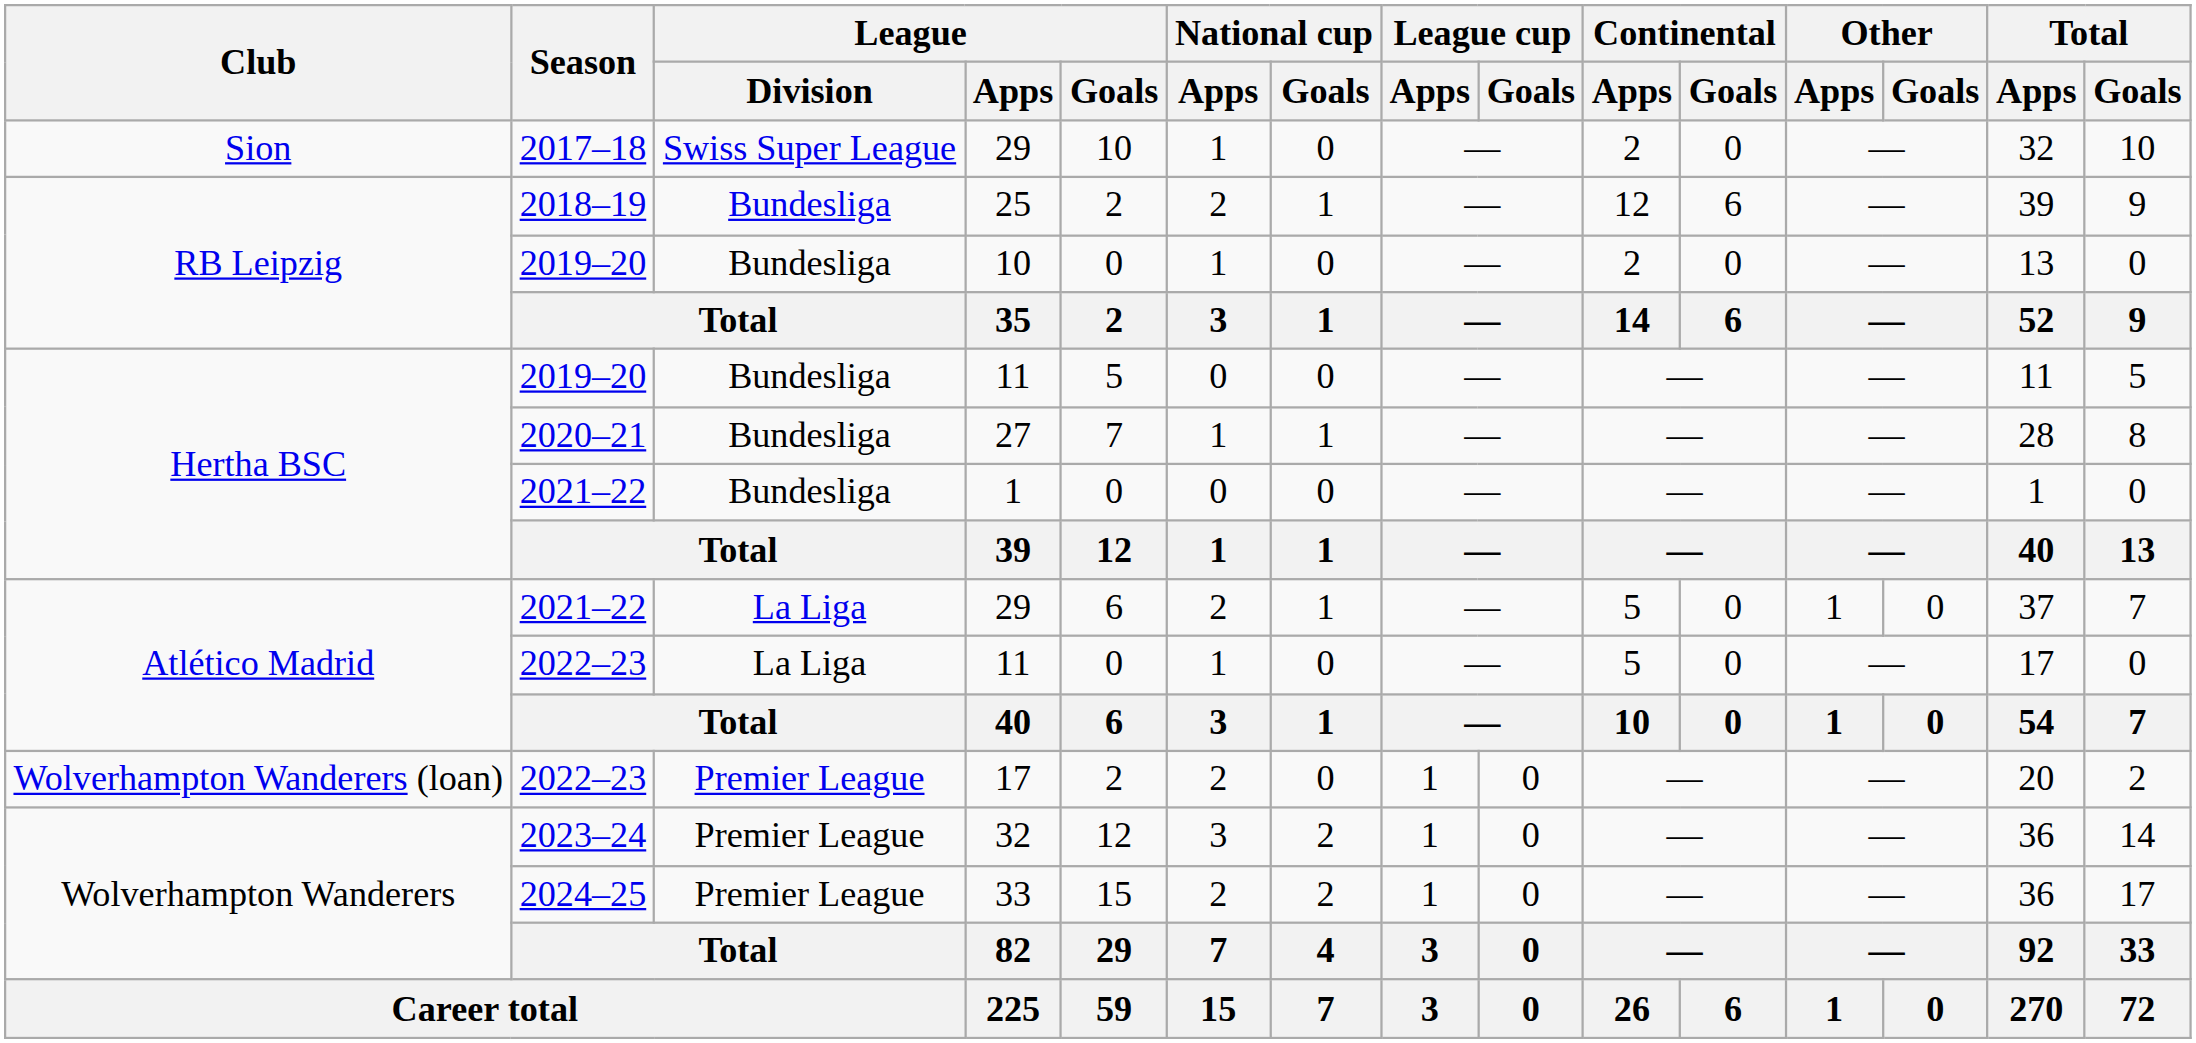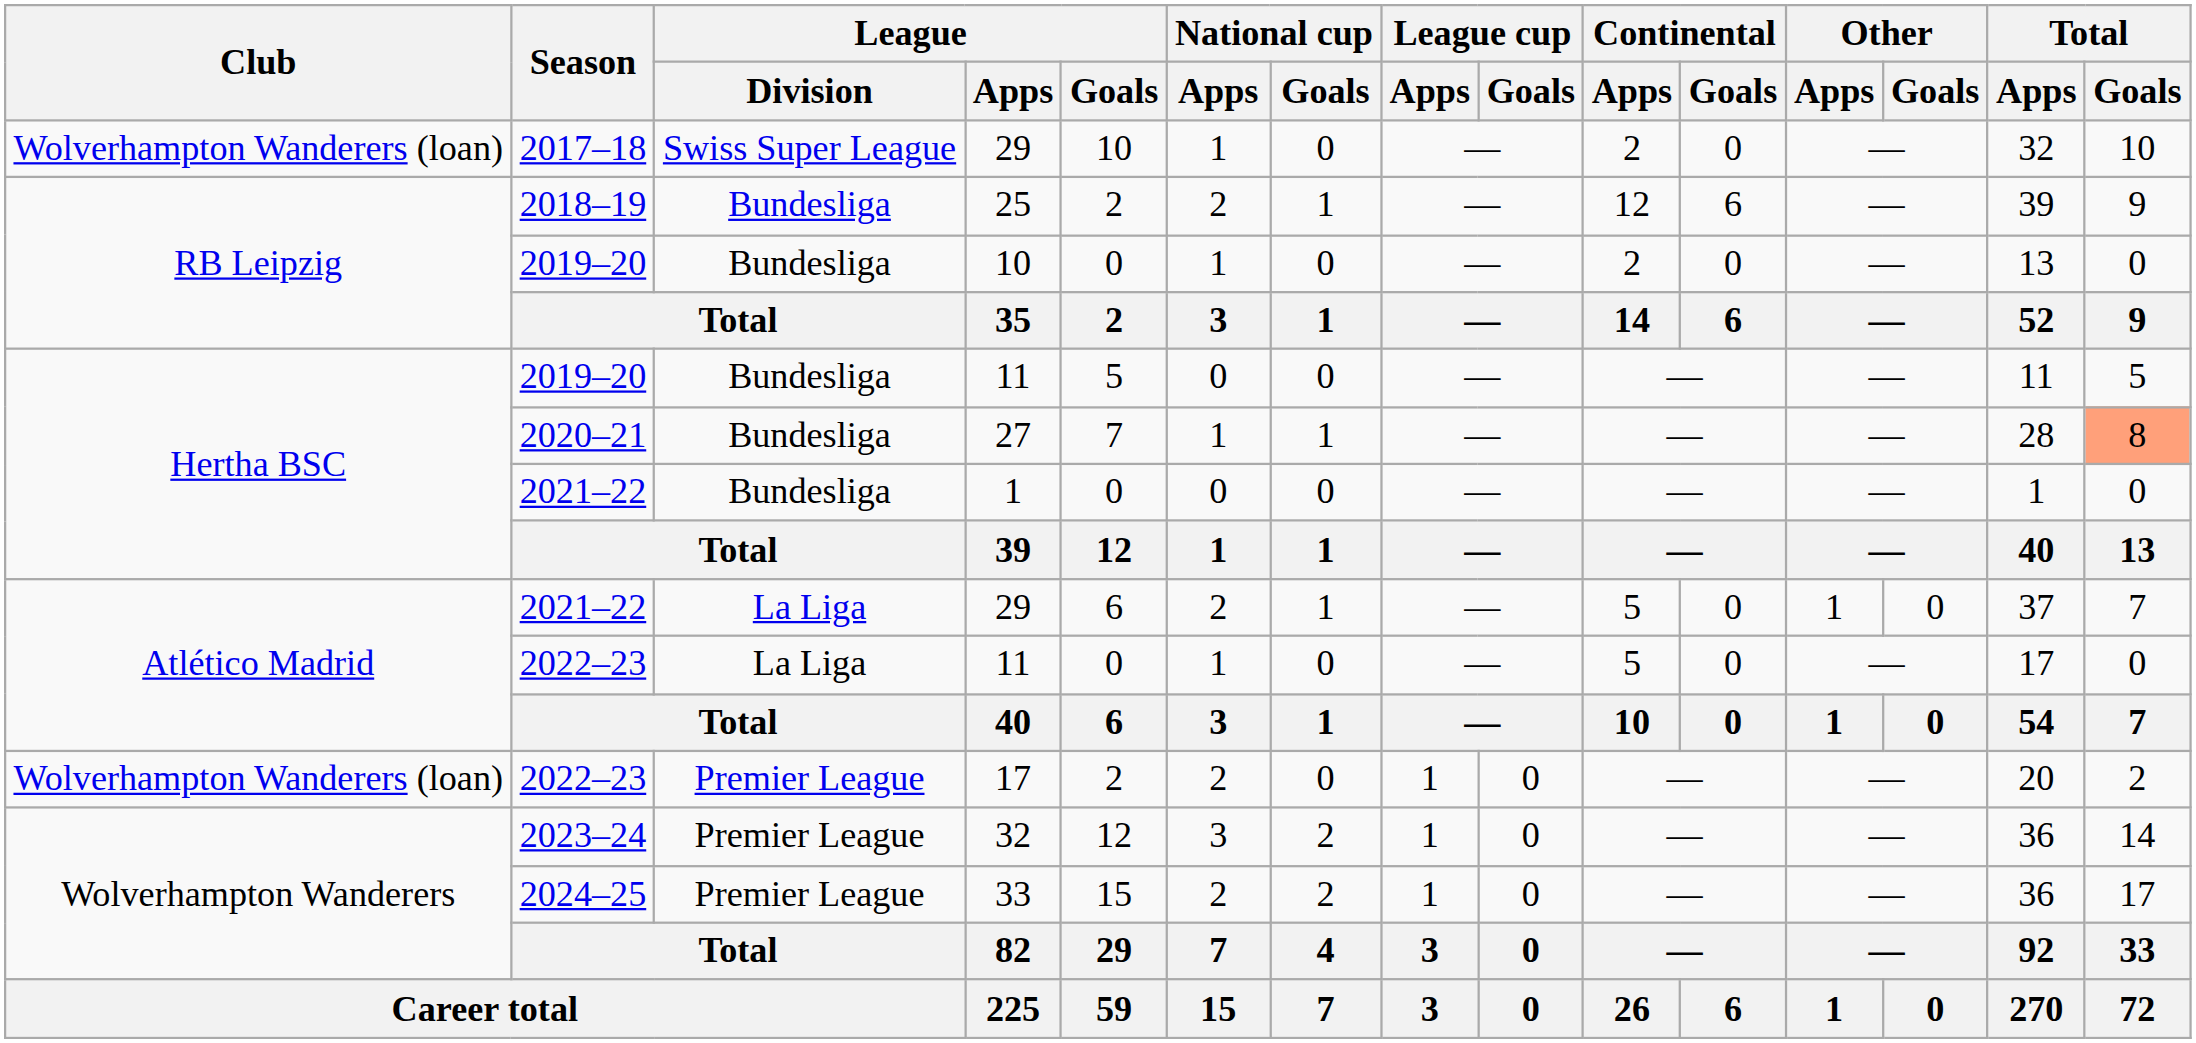(258, 147) Sion -> (258, 147) Wolverhampton Wanderers (loan)
(2137, 434) no background -> (2137, 434) lightsalmon background
